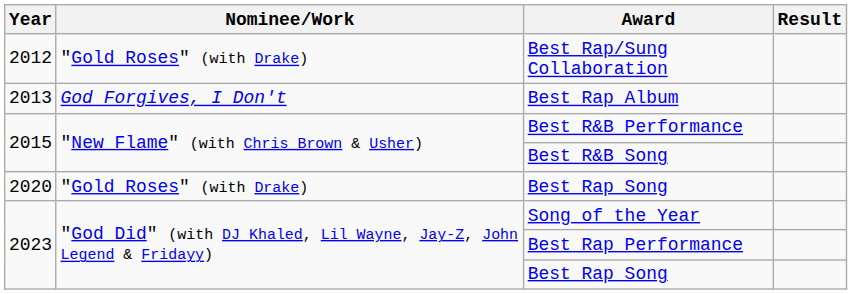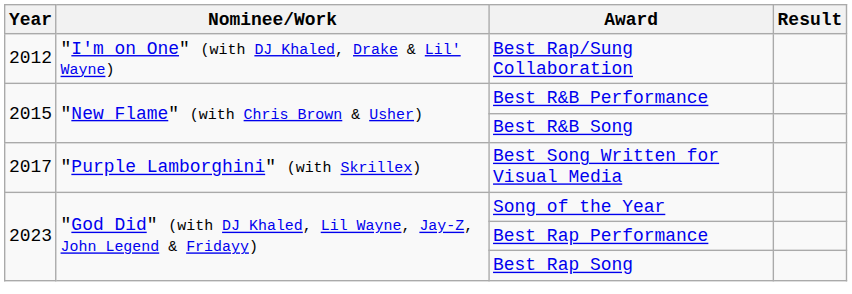(184, 59) "Gold Roses" (with Drake) -> (261, 58) "I'm on One" (with DJ Khaled, Drake & Lil' Wayne)
- row: (31, 98)
+ row: (31, 167)
- row: (31, 186)
